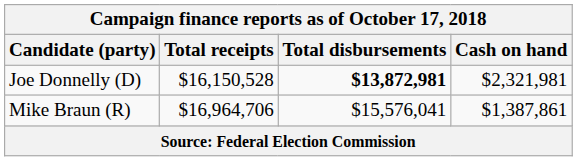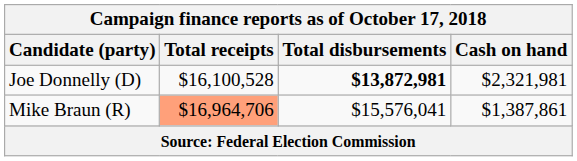(226, 79) $16,150,528 -> (226, 79) $16,100,528
(226, 110) no background -> (226, 110) lightsalmon background
